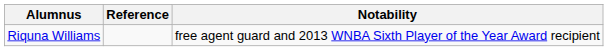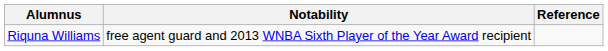columns swapped: (387, 14) <-> (138, 14)
